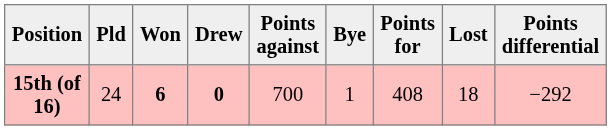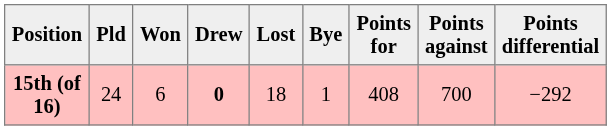columns swapped: (468, 34) <-> (288, 34)
(160, 94) bold -> (160, 94) normal
